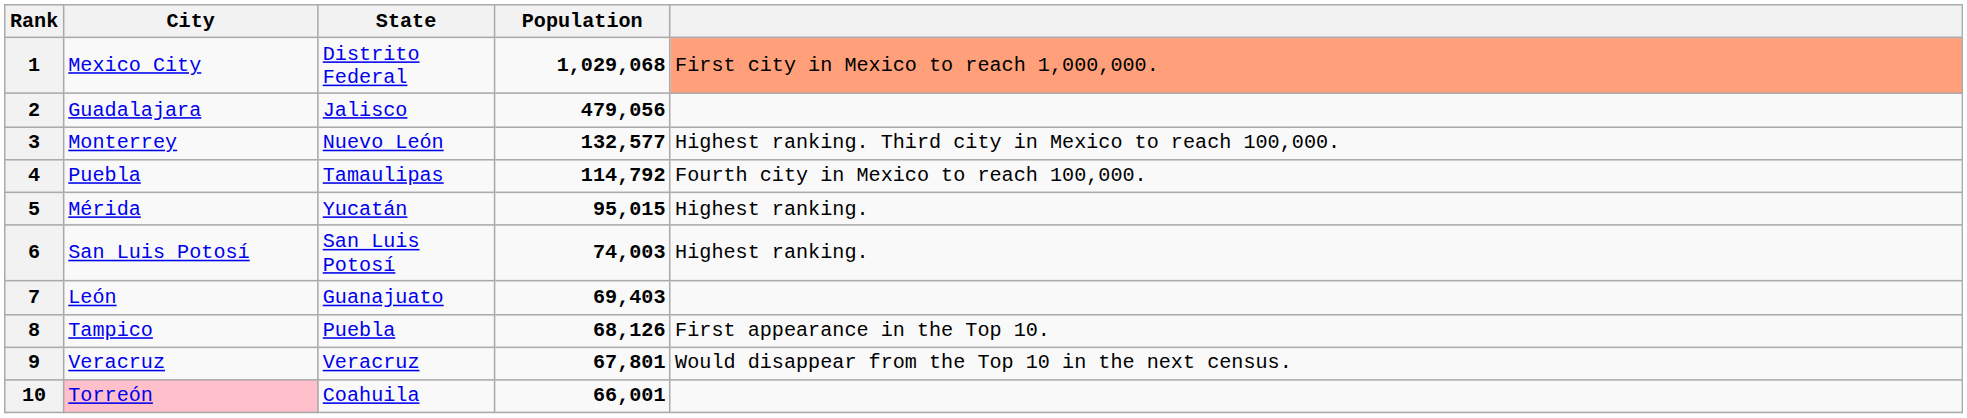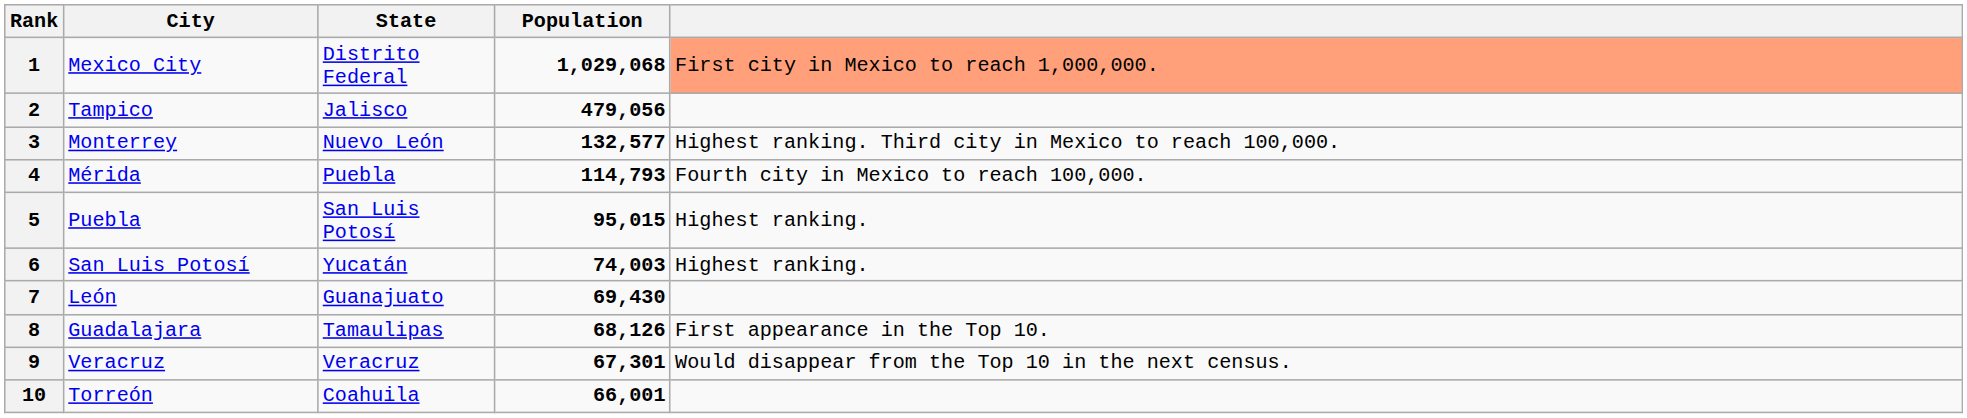(135, 110) Guadalajara -> (111, 110) Tampico
(105, 176) Puebla -> (105, 176) Mérida
(383, 176) Tamaulipas -> (359, 176) Puebla
(623, 176) 114,792 -> (623, 176) 114,793
(105, 209) Mérida -> (105, 220) Puebla
(365, 209) Yucatán -> (371, 220) San Luis Potosí
(371, 253) San Luis Potosí -> (365, 265) Yucatán
(629, 298) 69,403 -> (629, 298) 69,430
(111, 330) Tampico -> (135, 330) Guadalajara
(359, 330) Puebla -> (383, 330) Tamaulipas
(629, 363) 67,801 -> (629, 363) 67,301
(111, 396) pink background -> (111, 396) no background
